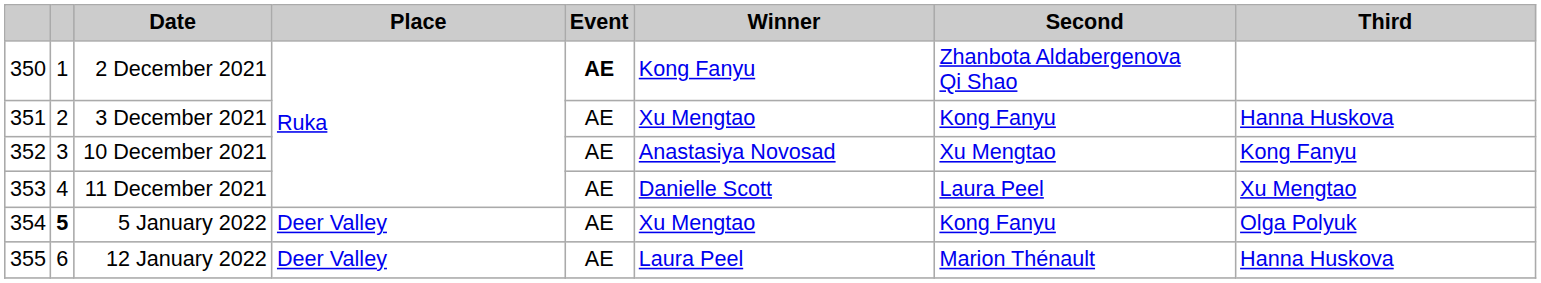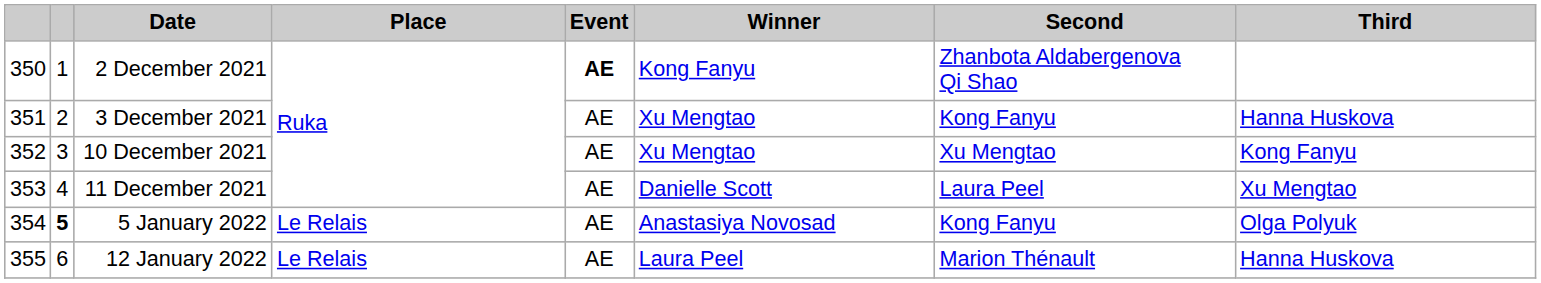(737, 153) Anastasiya Novosad -> (697, 153) Xu Mengtao
(332, 223) Deer Valley -> (322, 223) Le Relais
(697, 223) Xu Mengtao -> (737, 223) Anastasiya Novosad
(332, 258) Deer Valley -> (322, 258) Le Relais
